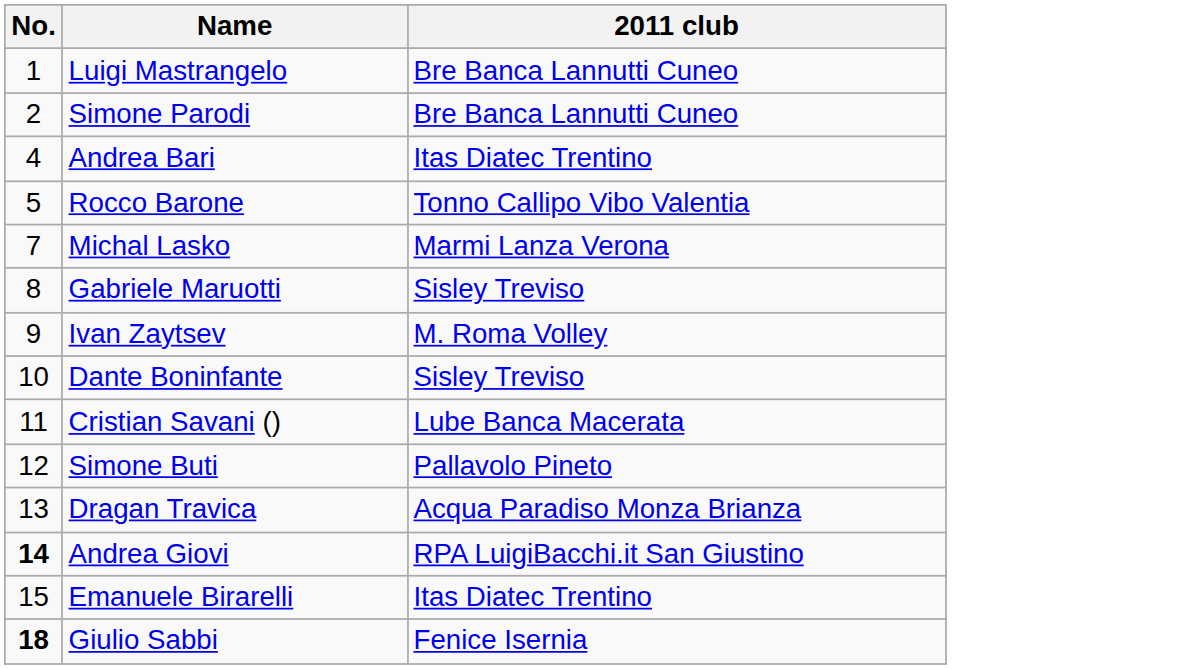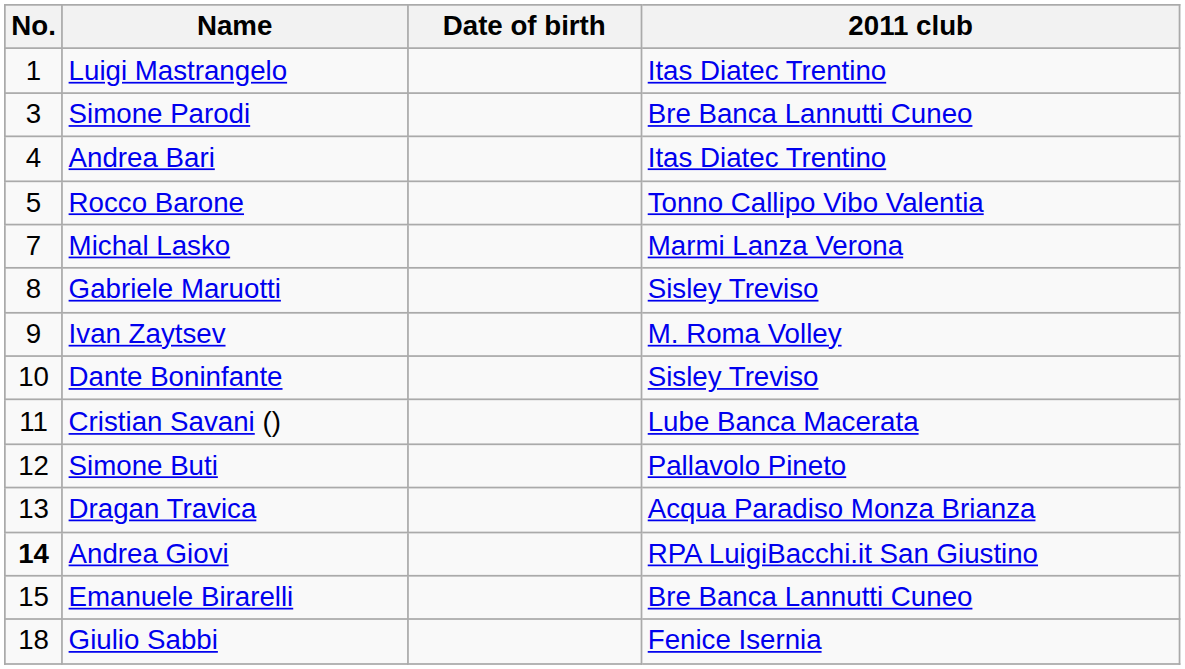+ column: (524, 26)
(576, 70) Bre Banca Lannutti Cuneo -> (767, 70) Itas Diatec Trentino
(34, 114) 2 -> (34, 114) 3
(533, 597) Itas Diatec Trentino -> (810, 597) Bre Banca Lannutti Cuneo
(34, 641) bold -> (34, 641) normal
